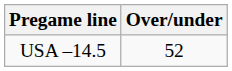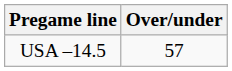(174, 50) 52 -> (174, 50) 57
